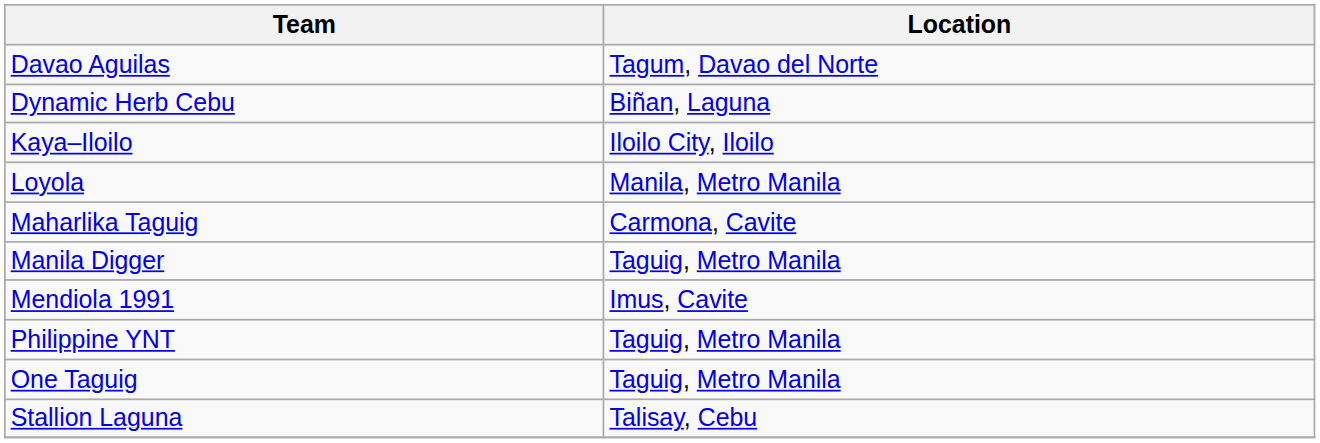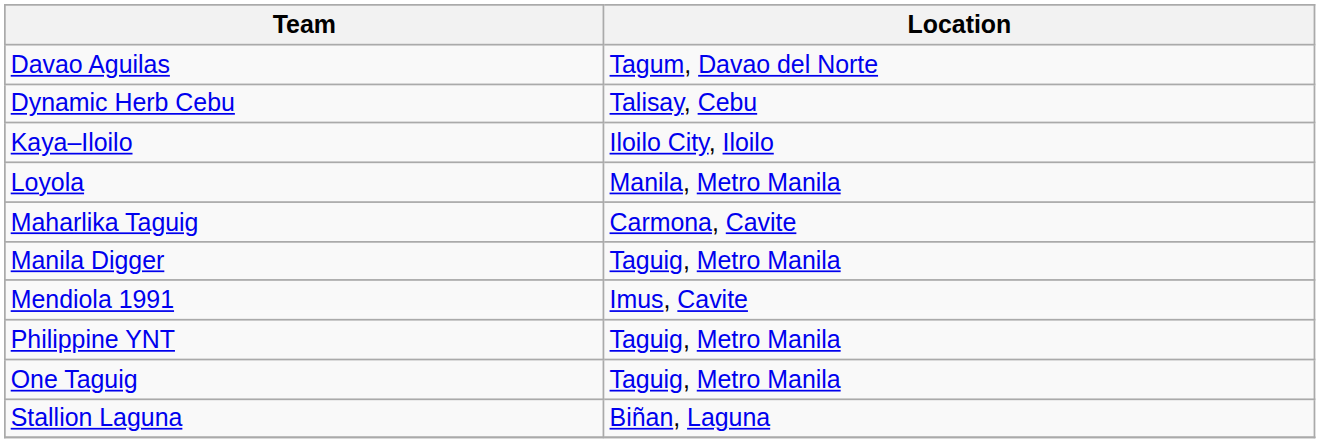(690, 104) Biñan, Laguna -> (683, 104) Talisay, Cebu
(683, 419) Talisay, Cebu -> (690, 419) Biñan, Laguna
